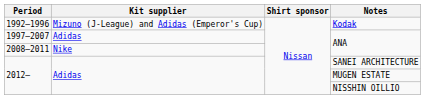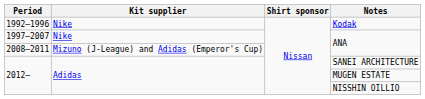(158, 24) Mizuno (J-League) and Adidas (Emperor's Cup) -> (62, 24) Nike
(67, 37) Adidas -> (62, 37) Nike
(62, 50) Nike -> (158, 50) Mizuno (J-League) and Adidas (Emperor's Cup)
